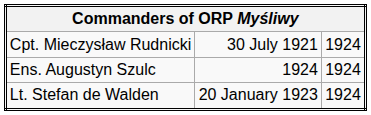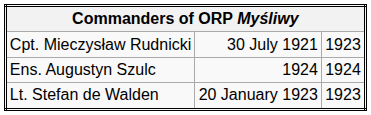(343, 44) 1924 -> (343, 44) 1923
(343, 95) 1924 -> (343, 95) 1923
